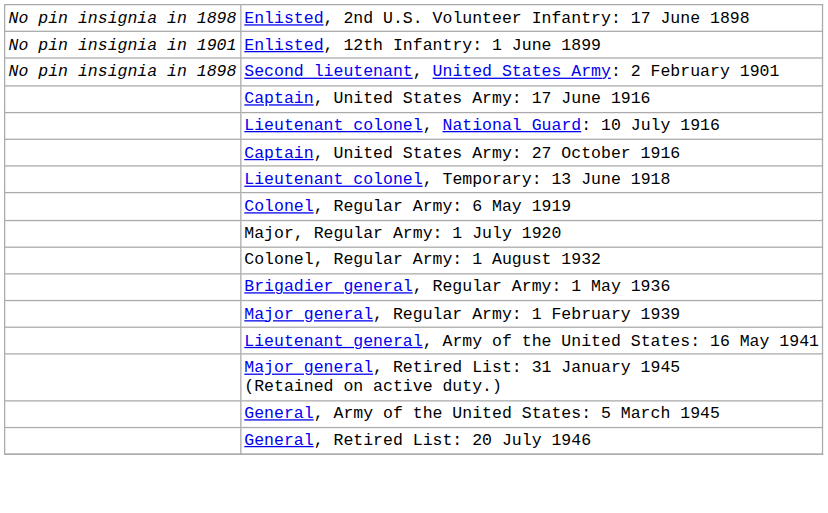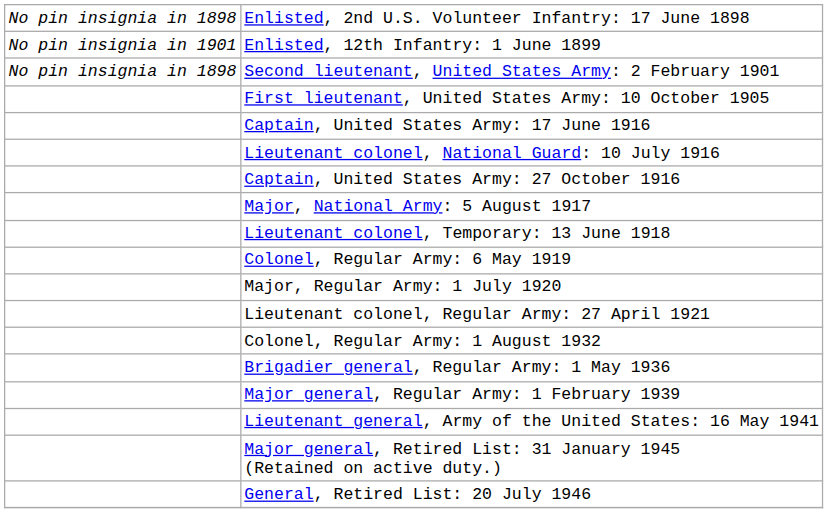+ row: (507, 99)
+ row: (418, 206)
+ row: (477, 314)
- row: (482, 414)
